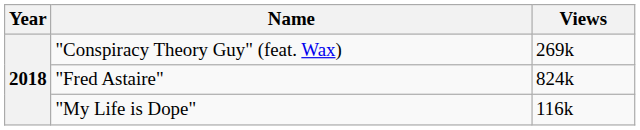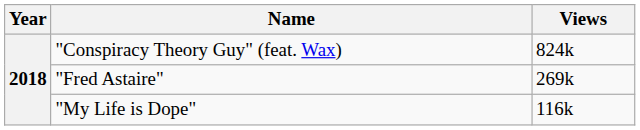(555, 49) 269k -> (555, 49) 824k
(555, 79) 824k -> (555, 79) 269k
